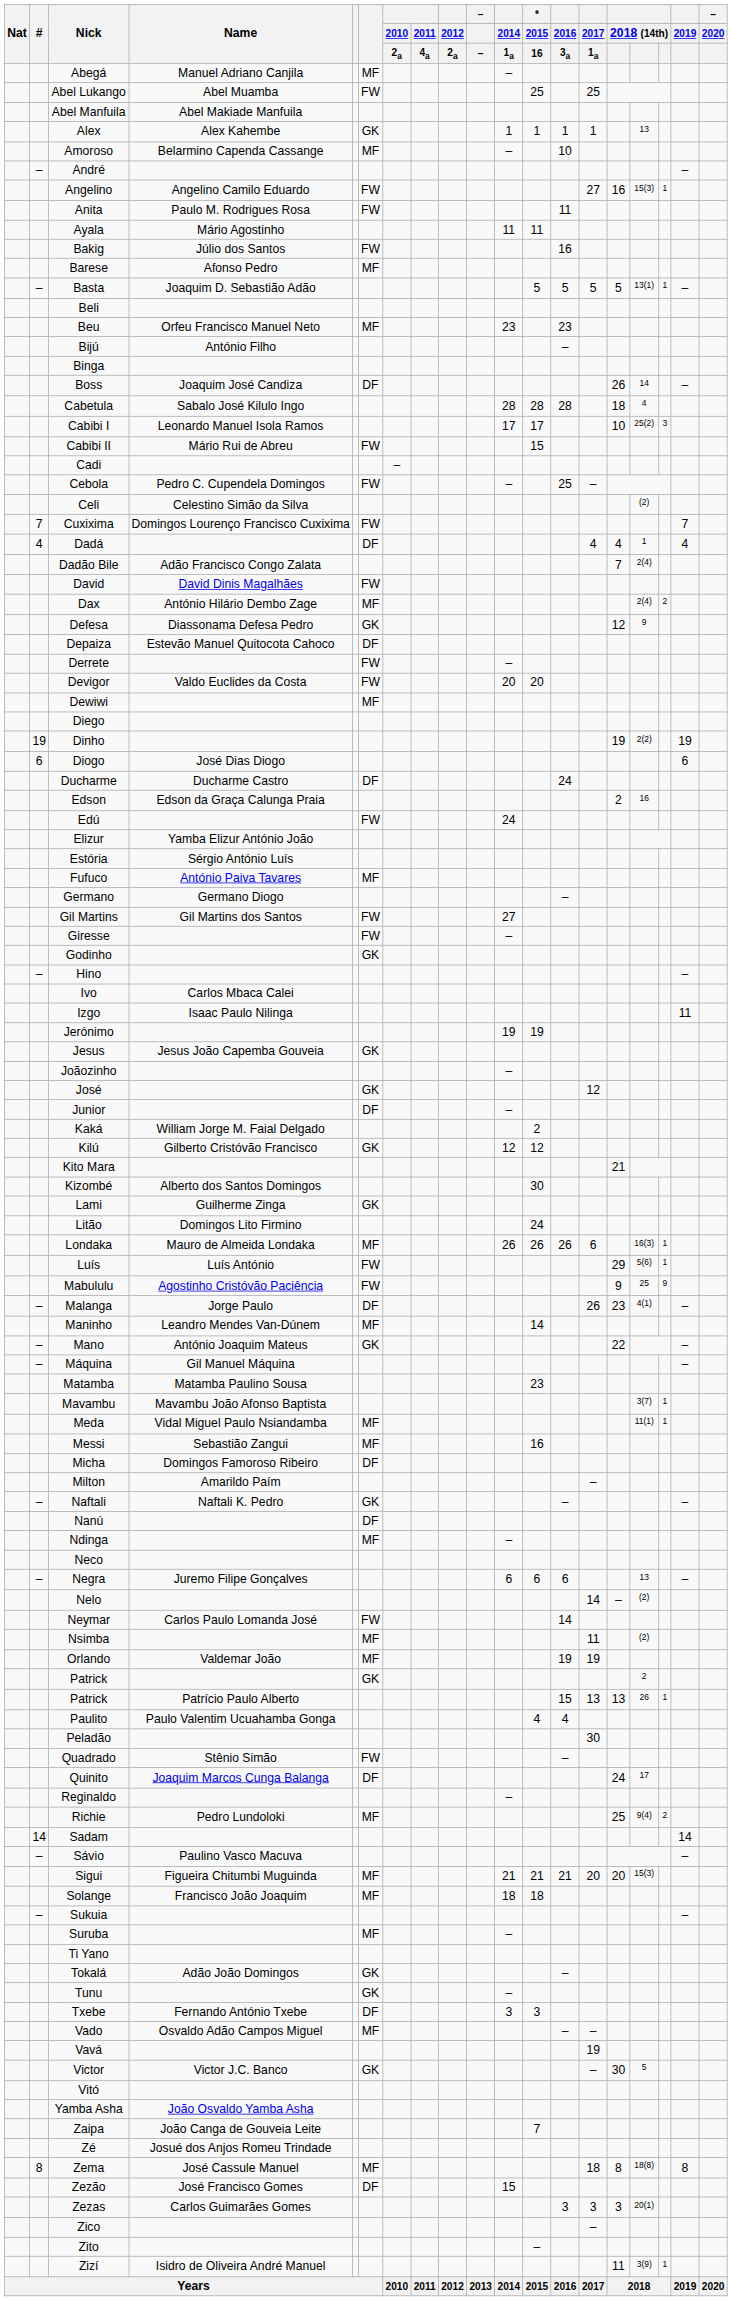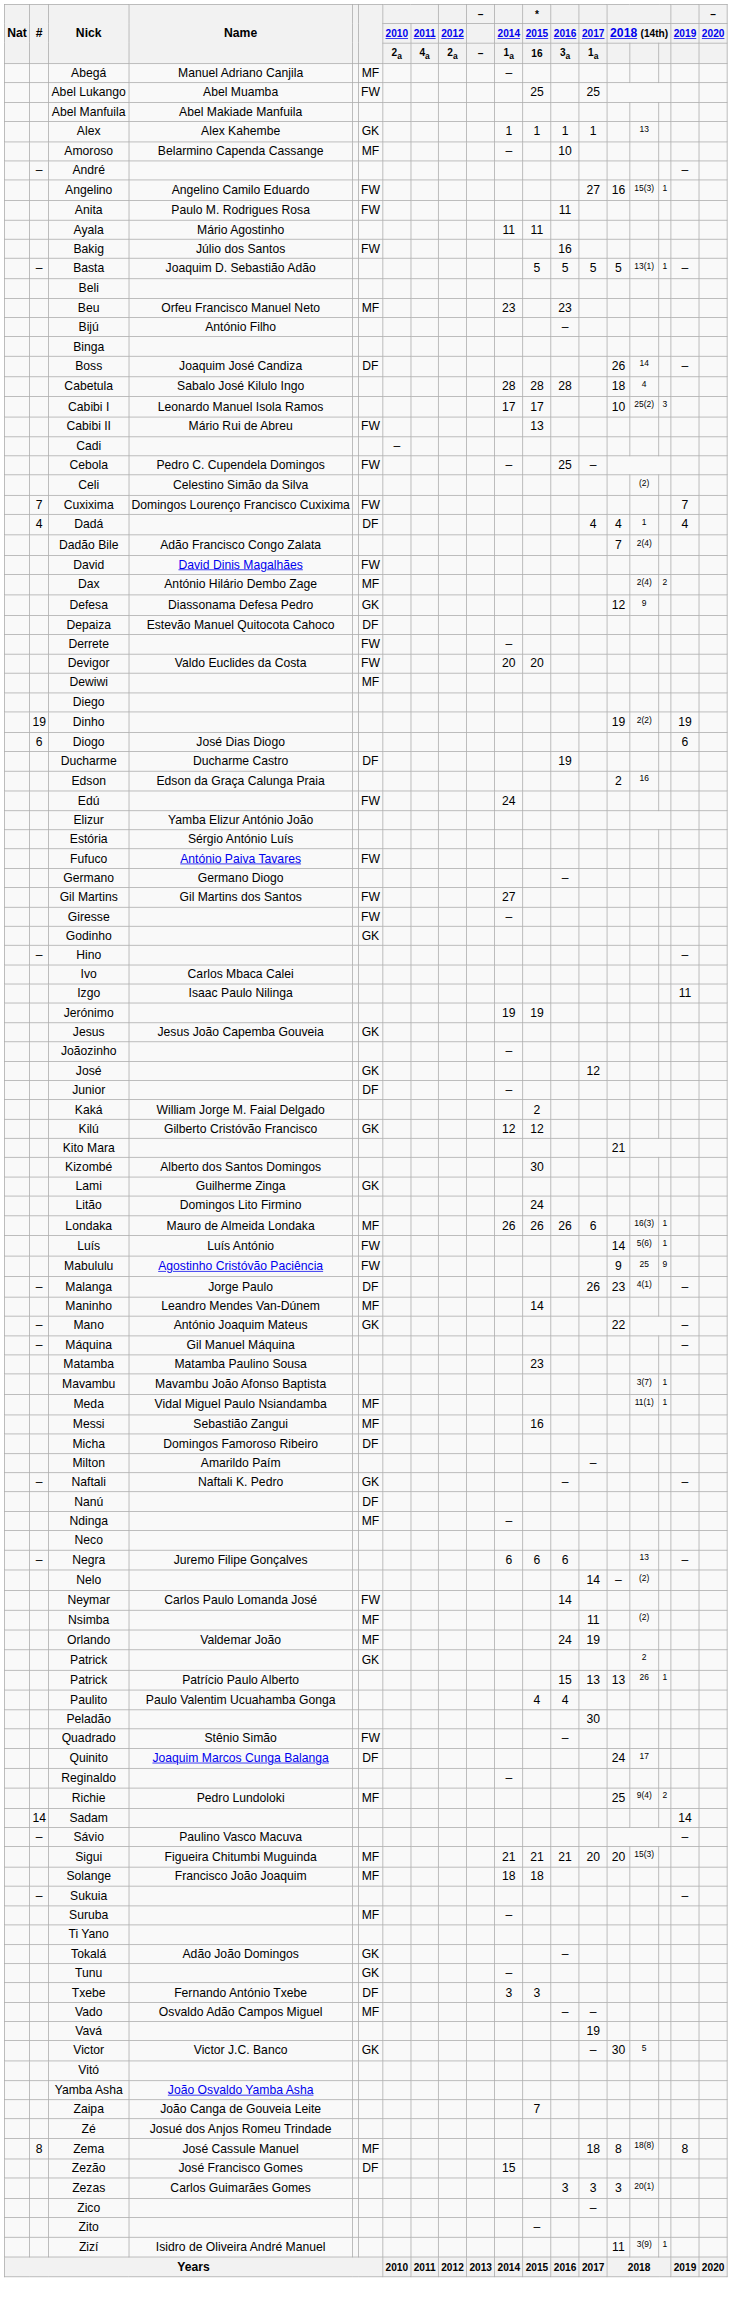- row: (89, 268)
(537, 446) 15 -> (537, 426) 13
(565, 780) 24 -> (565, 761) 19
(370, 878) MF -> (370, 858) FW
(618, 1265) 29 -> (618, 1246) 14
(565, 1659) 19 -> (565, 1640) 24
